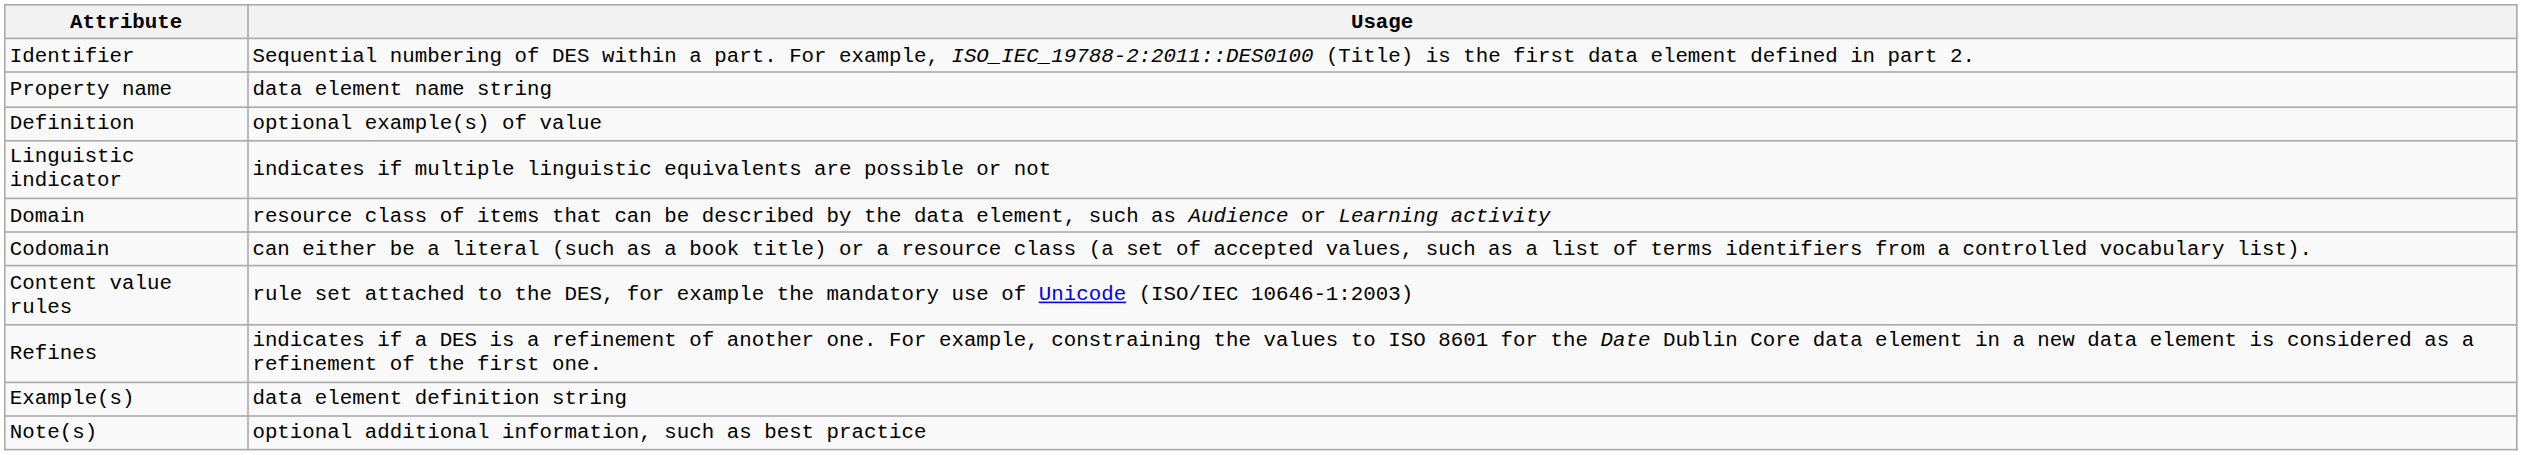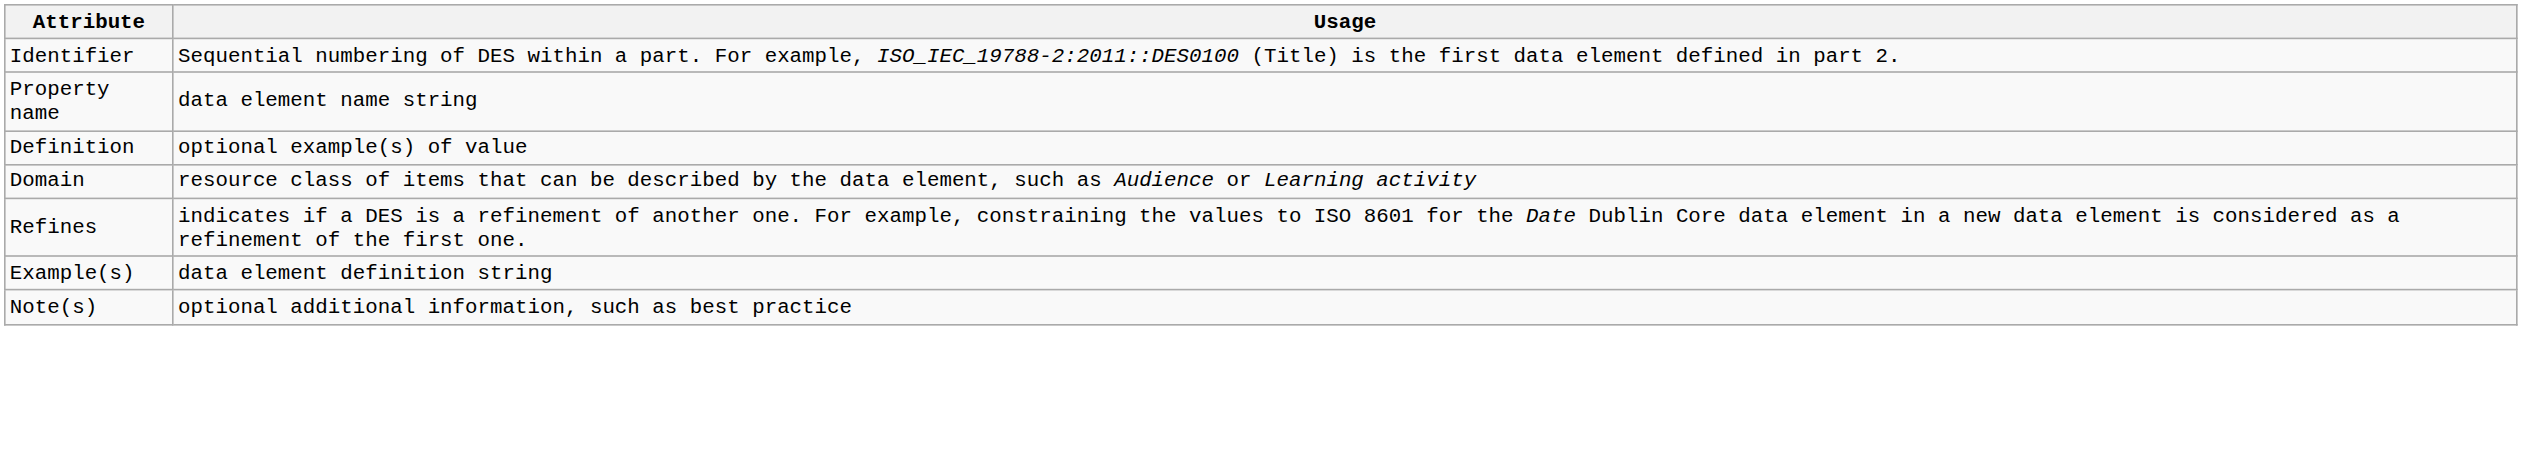- row: (72, 169)
- row: (60, 249)
- row: (91, 295)
